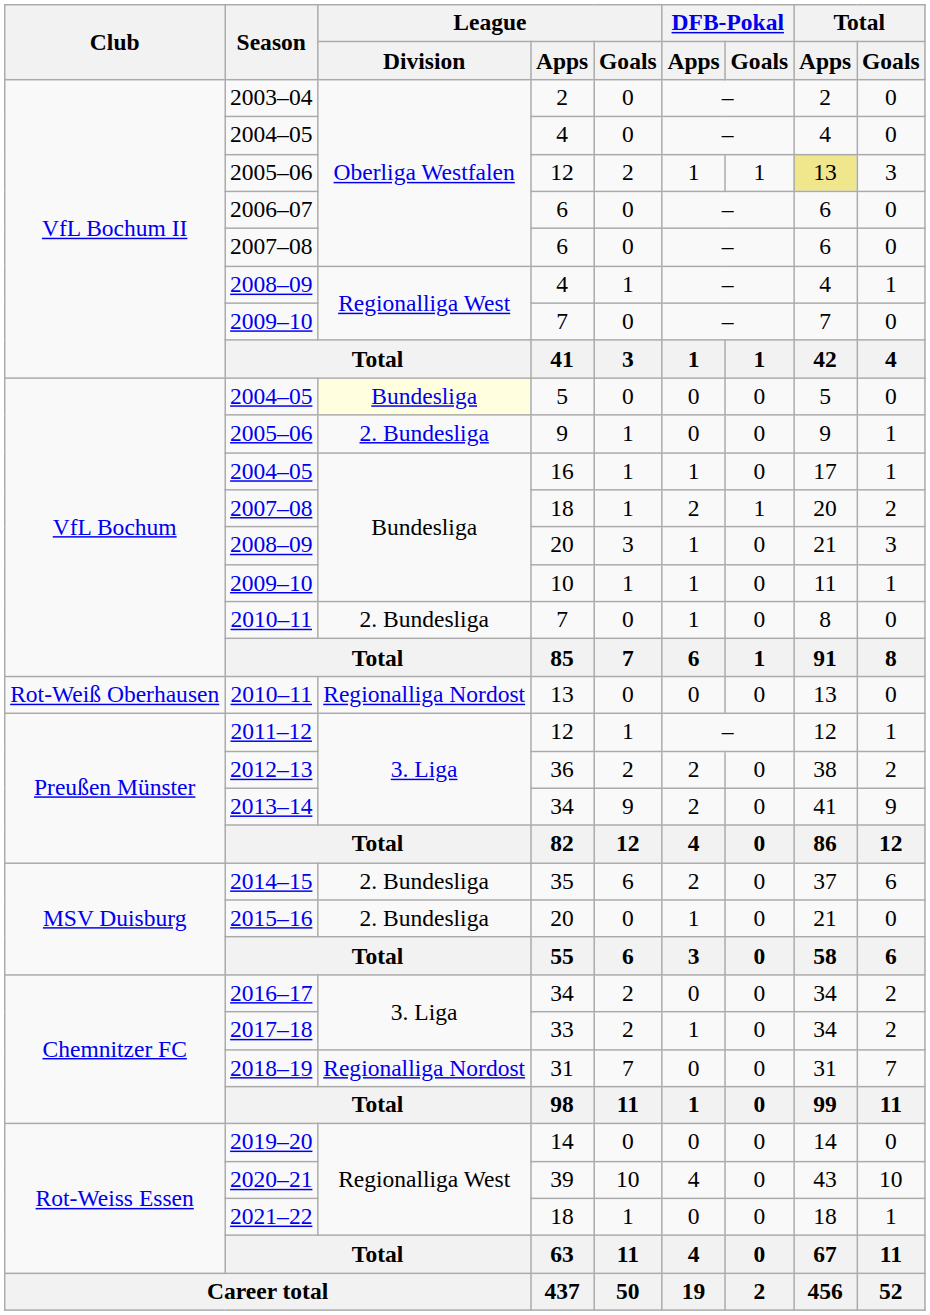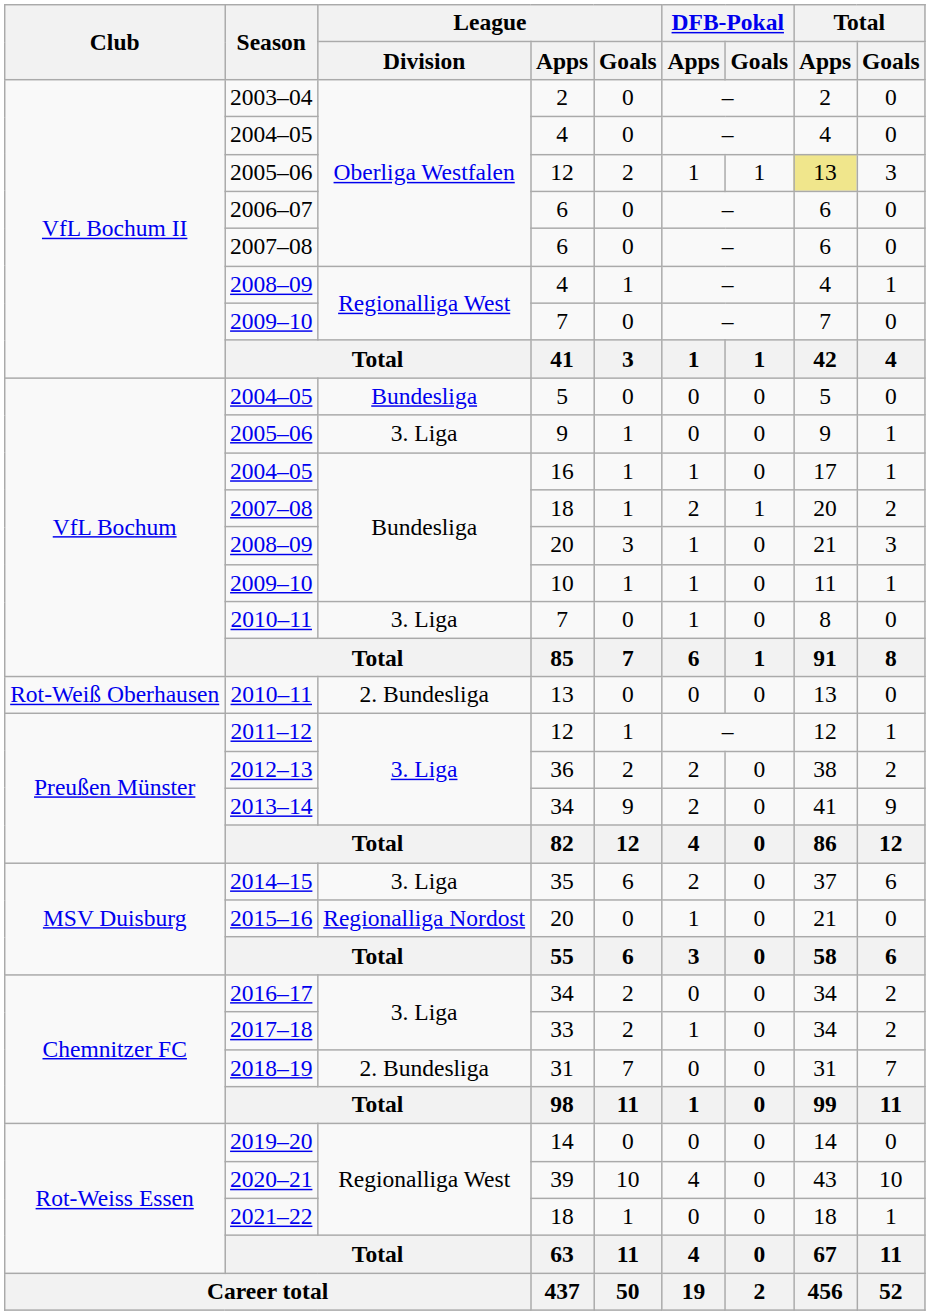(424, 396) lightyellow background -> (424, 396) no background
(424, 433) 2. Bundesliga -> (424, 433) 3. Liga
(424, 619) 2. Bundesliga -> (424, 619) 3. Liga
(424, 694) Regionalliga Nordost -> (424, 694) 2. Bundesliga
(424, 881) 2. Bundesliga -> (424, 881) 3. Liga
(424, 918) 2. Bundesliga -> (424, 918) Regionalliga Nordost
(424, 1067) Regionalliga Nordost -> (424, 1067) 2. Bundesliga
